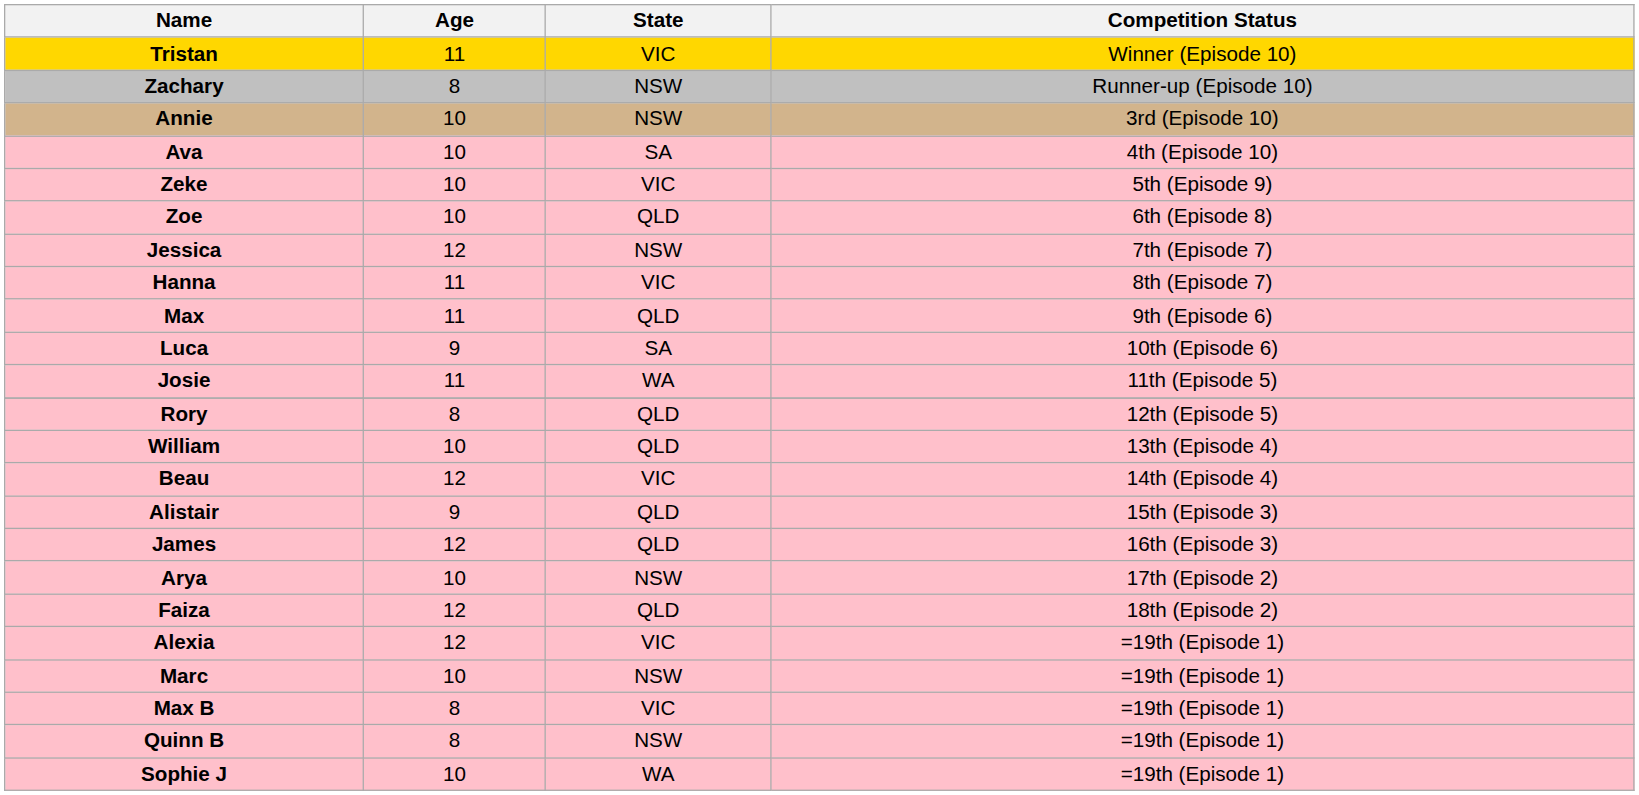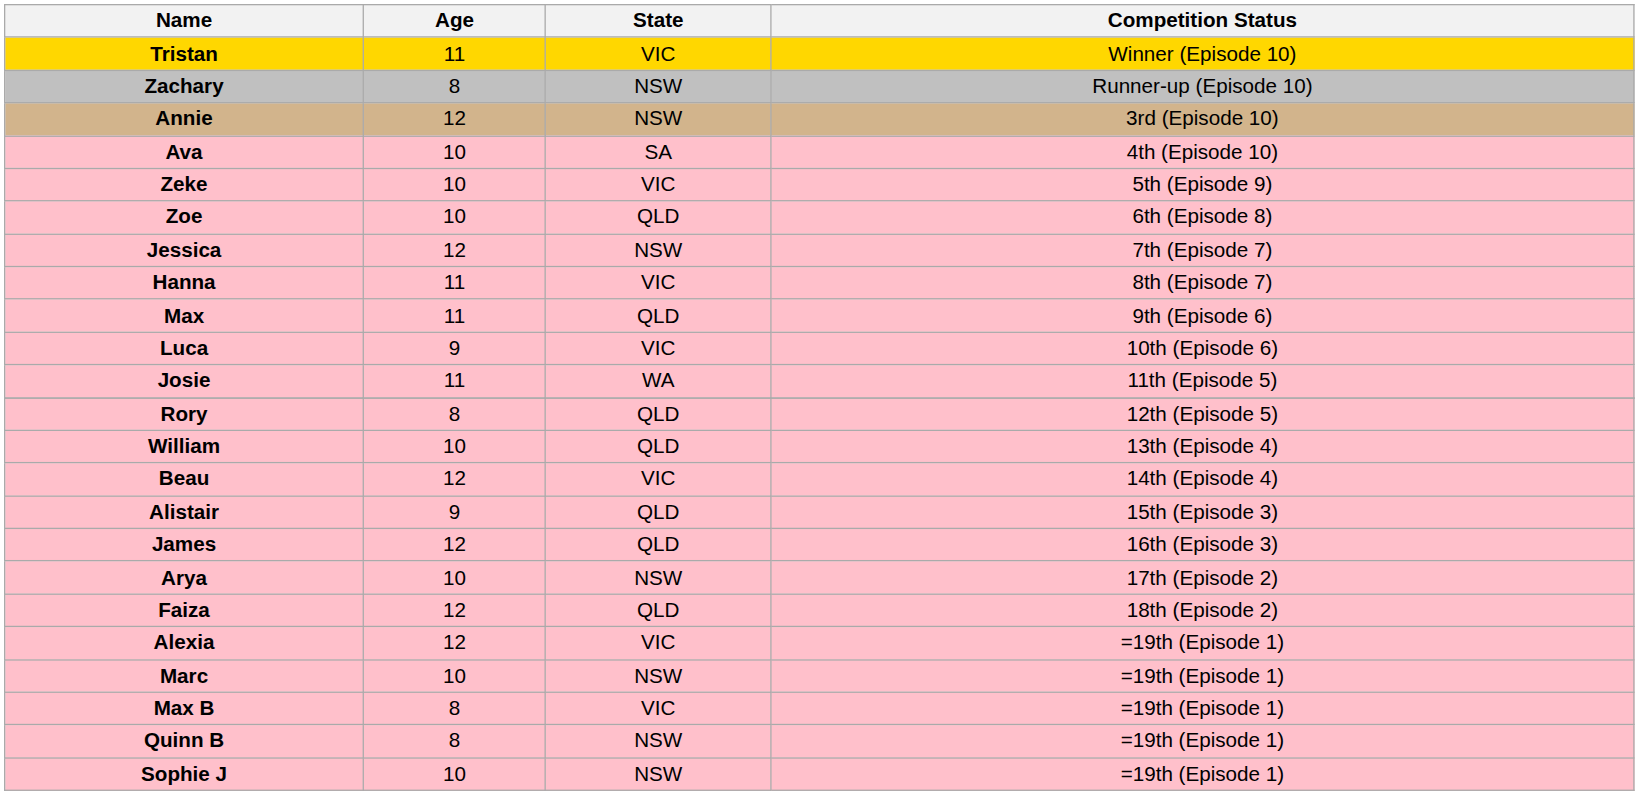(455, 119) 10 -> (455, 119) 12
(658, 348) SA -> (658, 348) VIC
(658, 773) WA -> (658, 773) NSW
